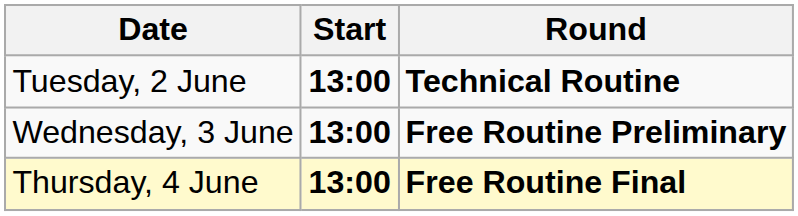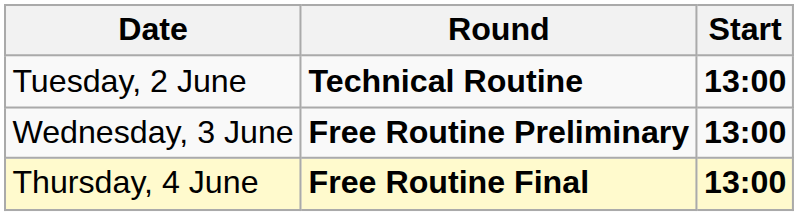columns swapped: (350, 30) <-> (596, 30)
